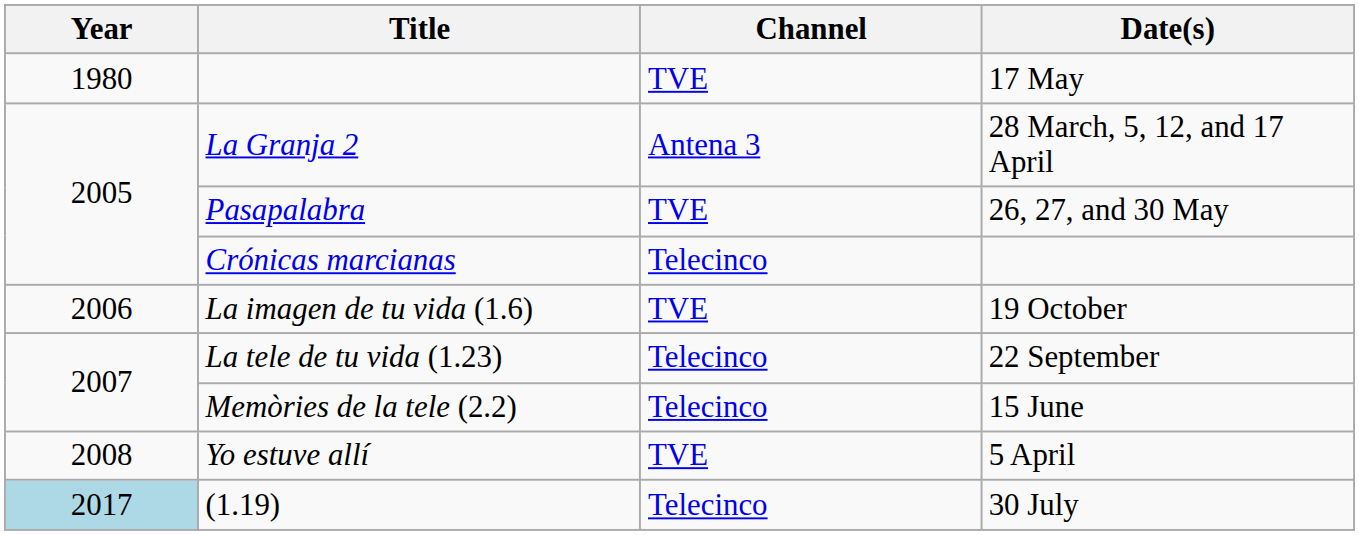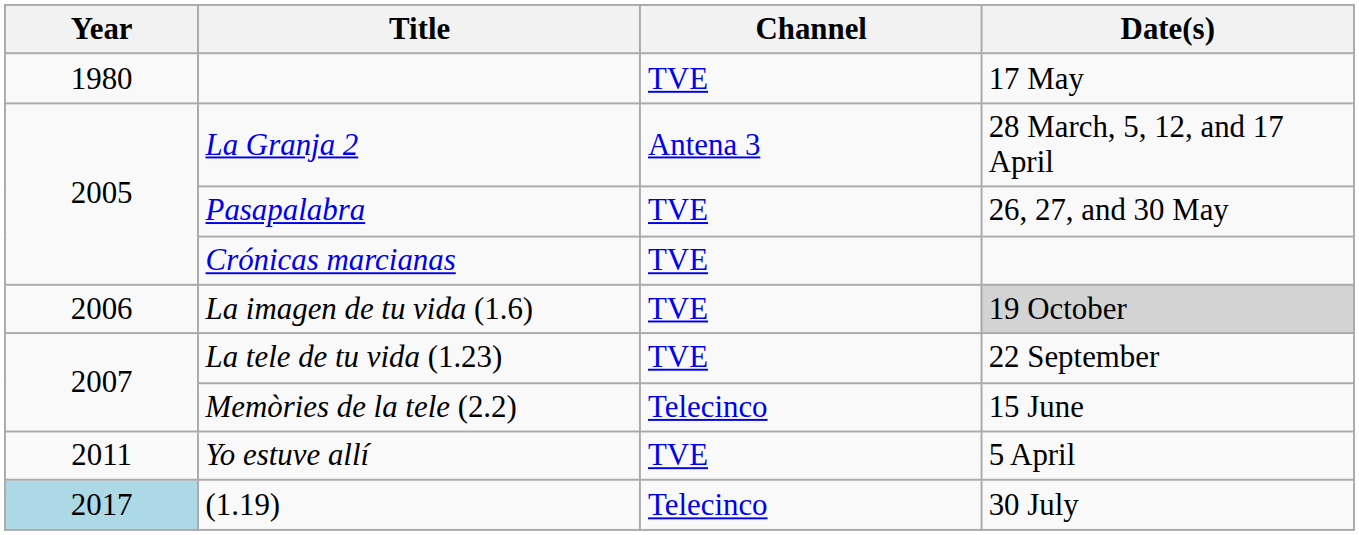(708, 259) Telecinco -> (678, 259) TVE
(1058, 308) no background -> (1058, 308) lightgrey background
(708, 357) Telecinco -> (678, 357) TVE
(102, 455) 2008 -> (102, 455) 2011
